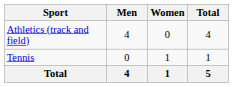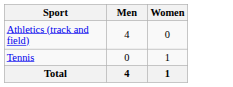- column: (208, 12)
